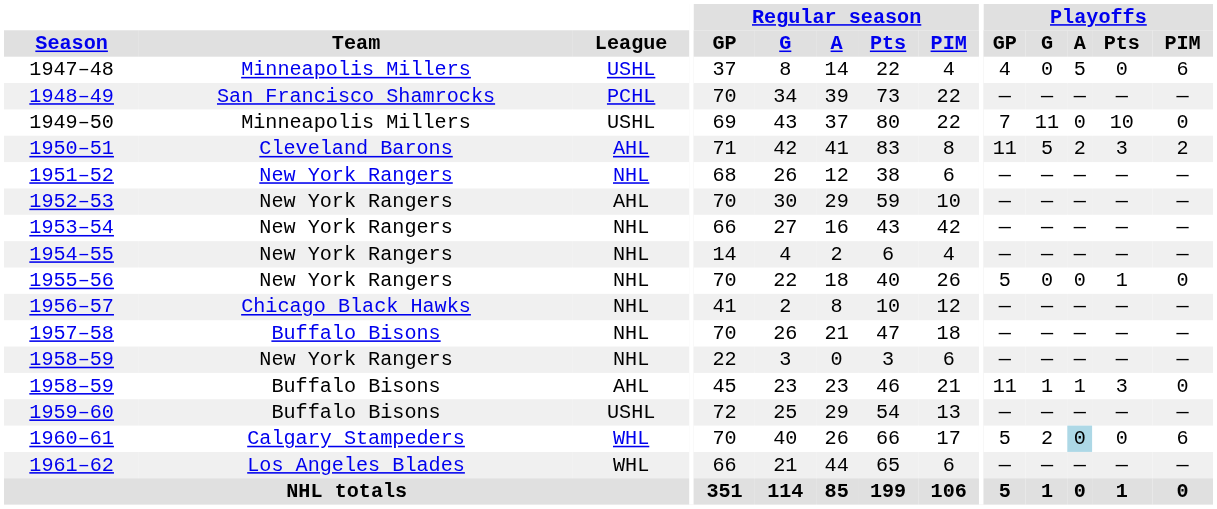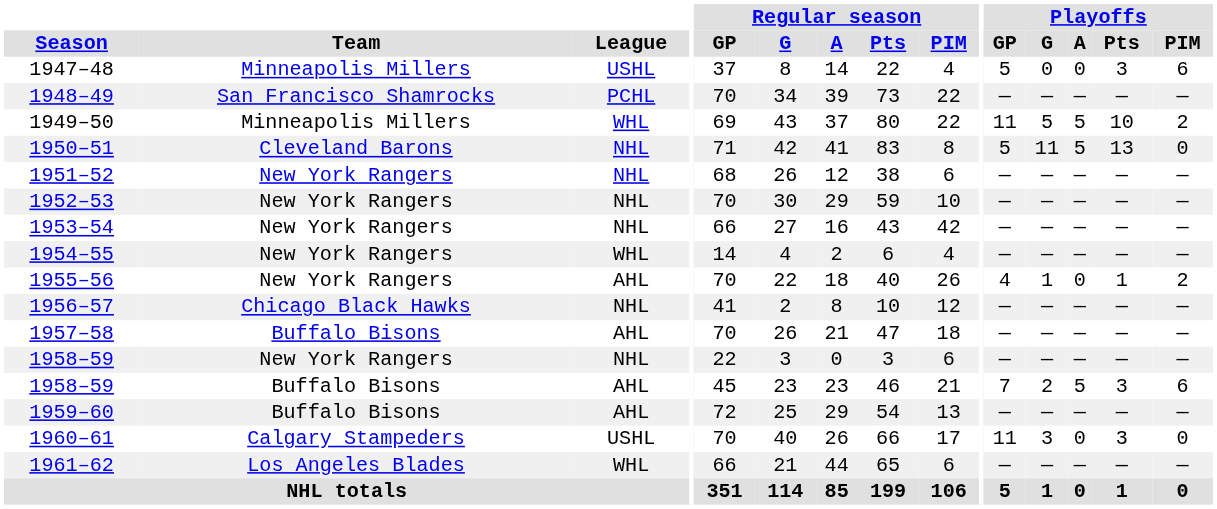(1005, 70) 4 -> (1005, 70) 5
(1080, 70) 5 -> (1080, 70) 0
(1122, 70) 0 -> (1122, 70) 3
(631, 123) USHL -> (631, 123) WHL
(1005, 123) 7 -> (1005, 123) 11
(1047, 123) 11 -> (1047, 123) 5
(1080, 123) 0 -> (1080, 123) 5
(1183, 123) 0 -> (1183, 123) 2
(631, 149) AHL -> (631, 149) NHL
(1005, 149) 11 -> (1005, 149) 5
(1047, 149) 5 -> (1047, 149) 11
(1080, 149) 2 -> (1080, 149) 5
(1122, 149) 3 -> (1122, 149) 13
(1183, 149) 2 -> (1183, 149) 0
(631, 202) AHL -> (631, 202) NHL
(631, 254) NHL -> (631, 254) WHL
(631, 281) NHL -> (631, 281) AHL
(1005, 281) 5 -> (1005, 281) 4
(1047, 281) 0 -> (1047, 281) 1
(1183, 281) 0 -> (1183, 281) 2
(631, 333) NHL -> (631, 333) AHL
(1005, 386) 11 -> (1005, 386) 7
(1047, 386) 1 -> (1047, 386) 2
(1080, 386) 1 -> (1080, 386) 5
(1183, 386) 0 -> (1183, 386) 6
(631, 412) USHL -> (631, 412) AHL
(631, 439) WHL -> (631, 439) USHL
(1005, 439) 5 -> (1005, 439) 11
(1047, 439) 2 -> (1047, 439) 3
(1080, 439) lightblue background -> (1080, 439) no background
(1122, 439) 0 -> (1122, 439) 3
(1183, 439) 6 -> (1183, 439) 0
